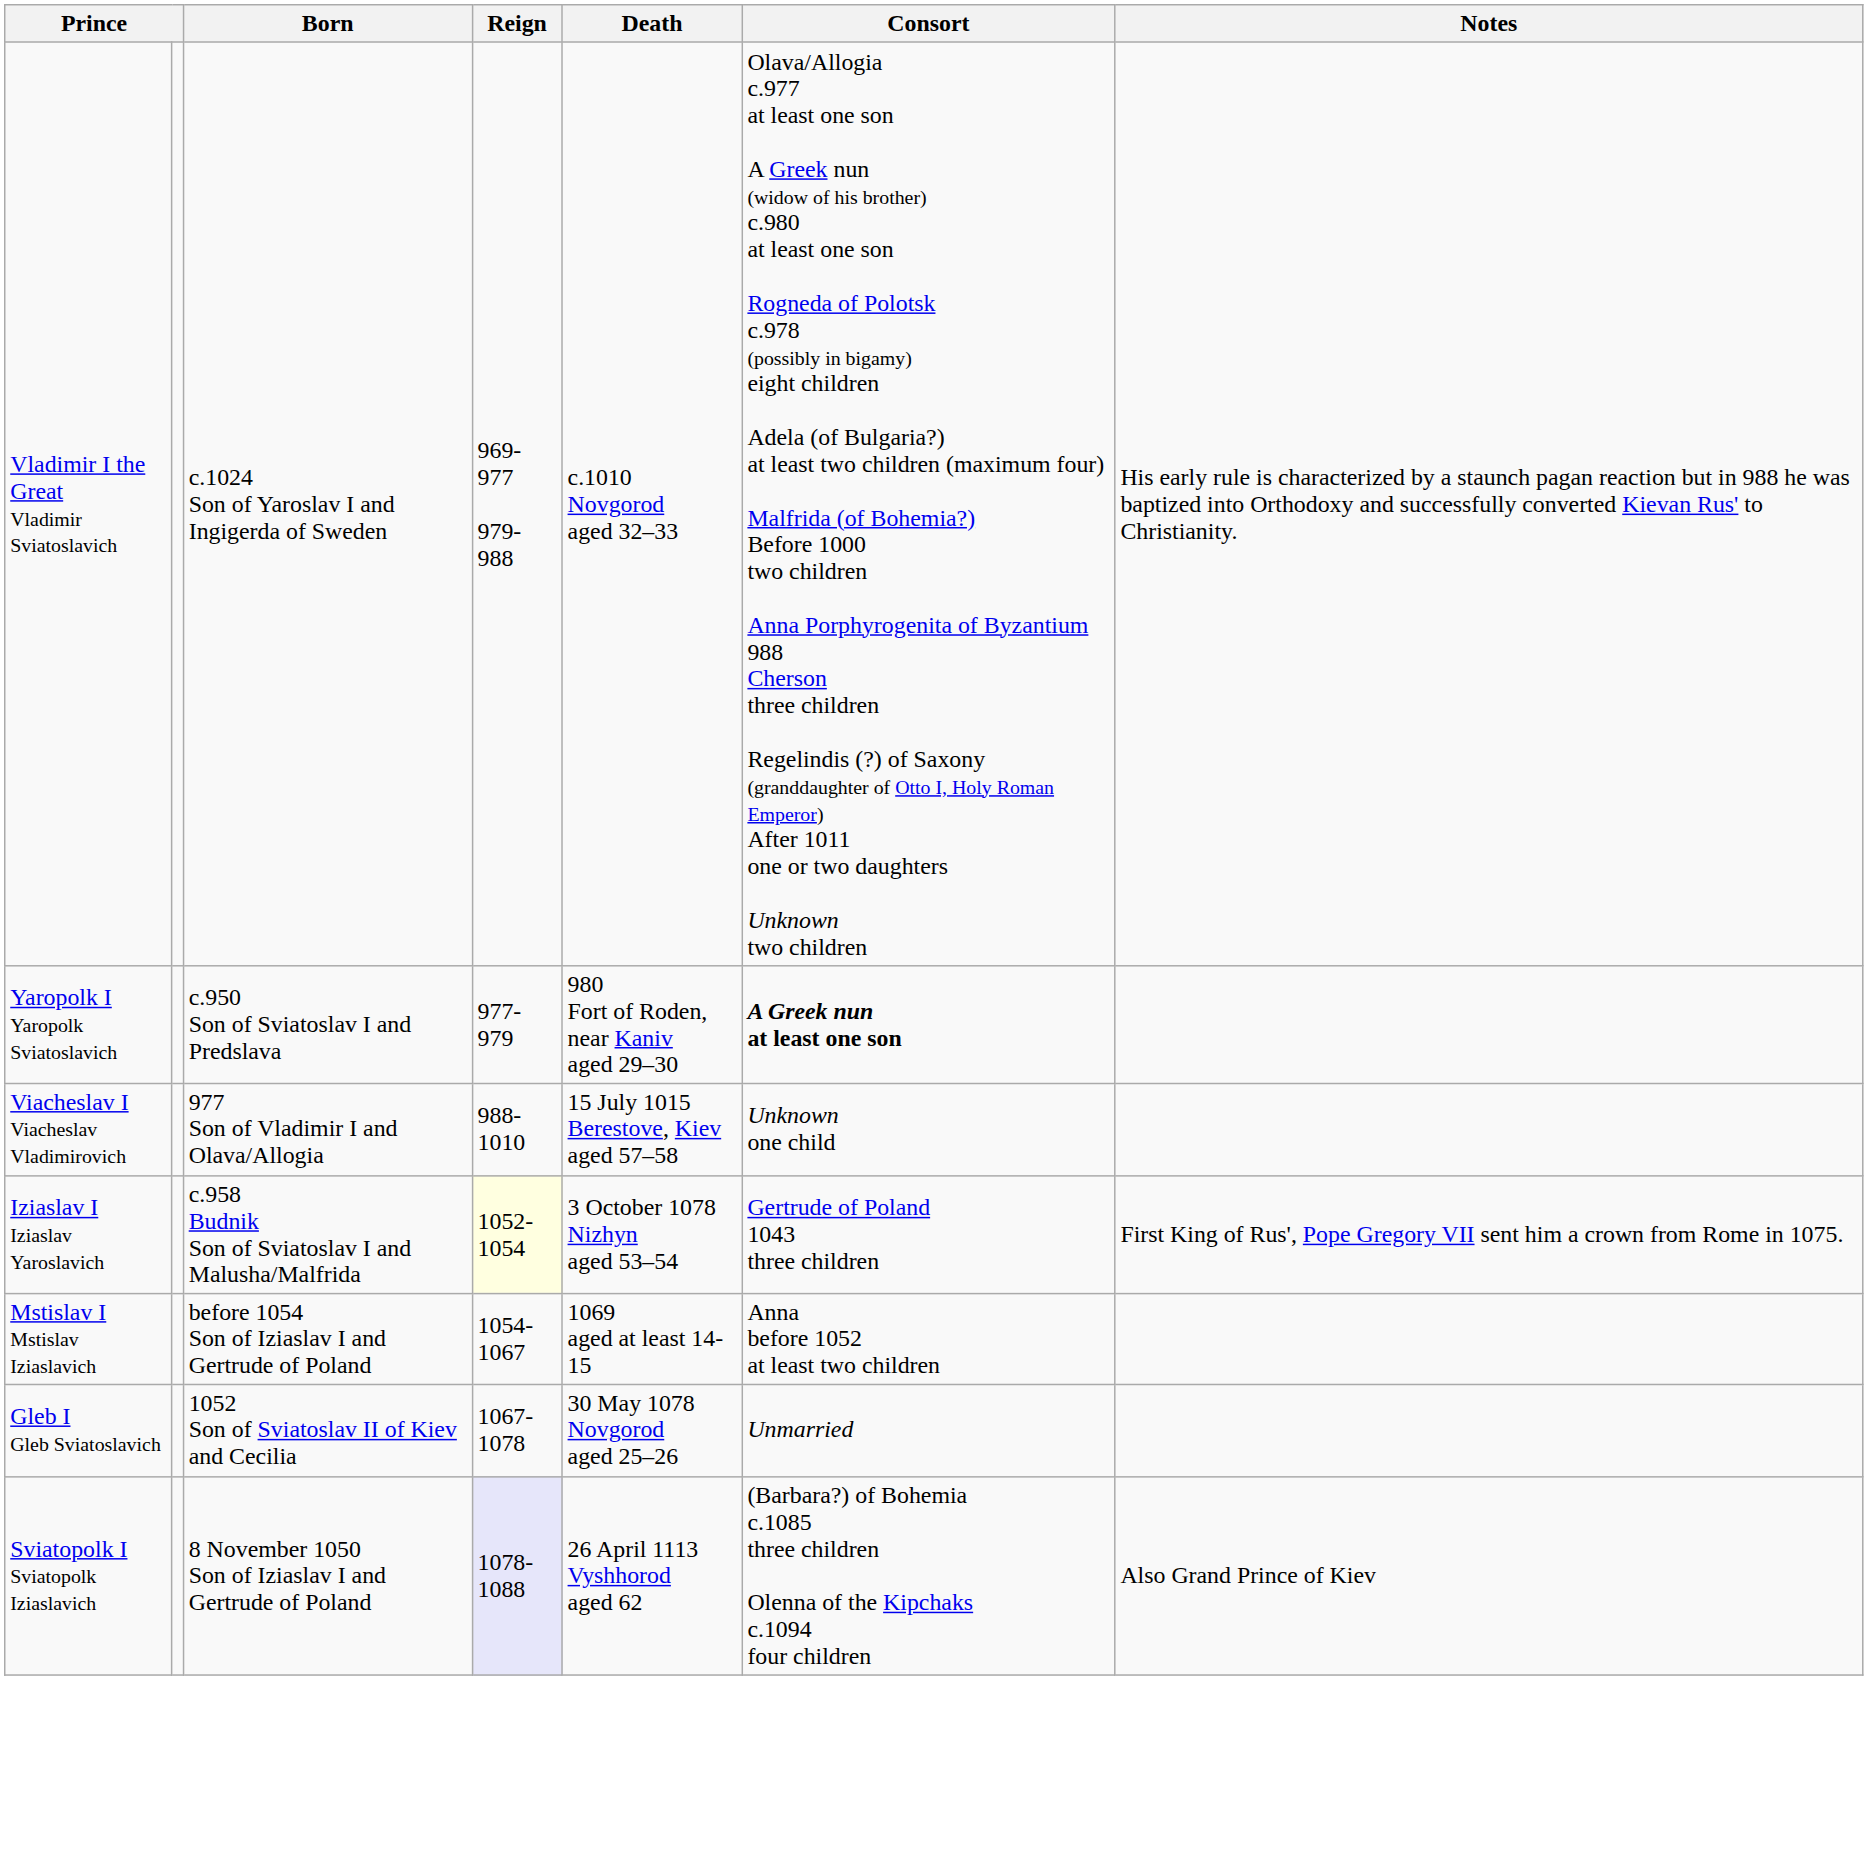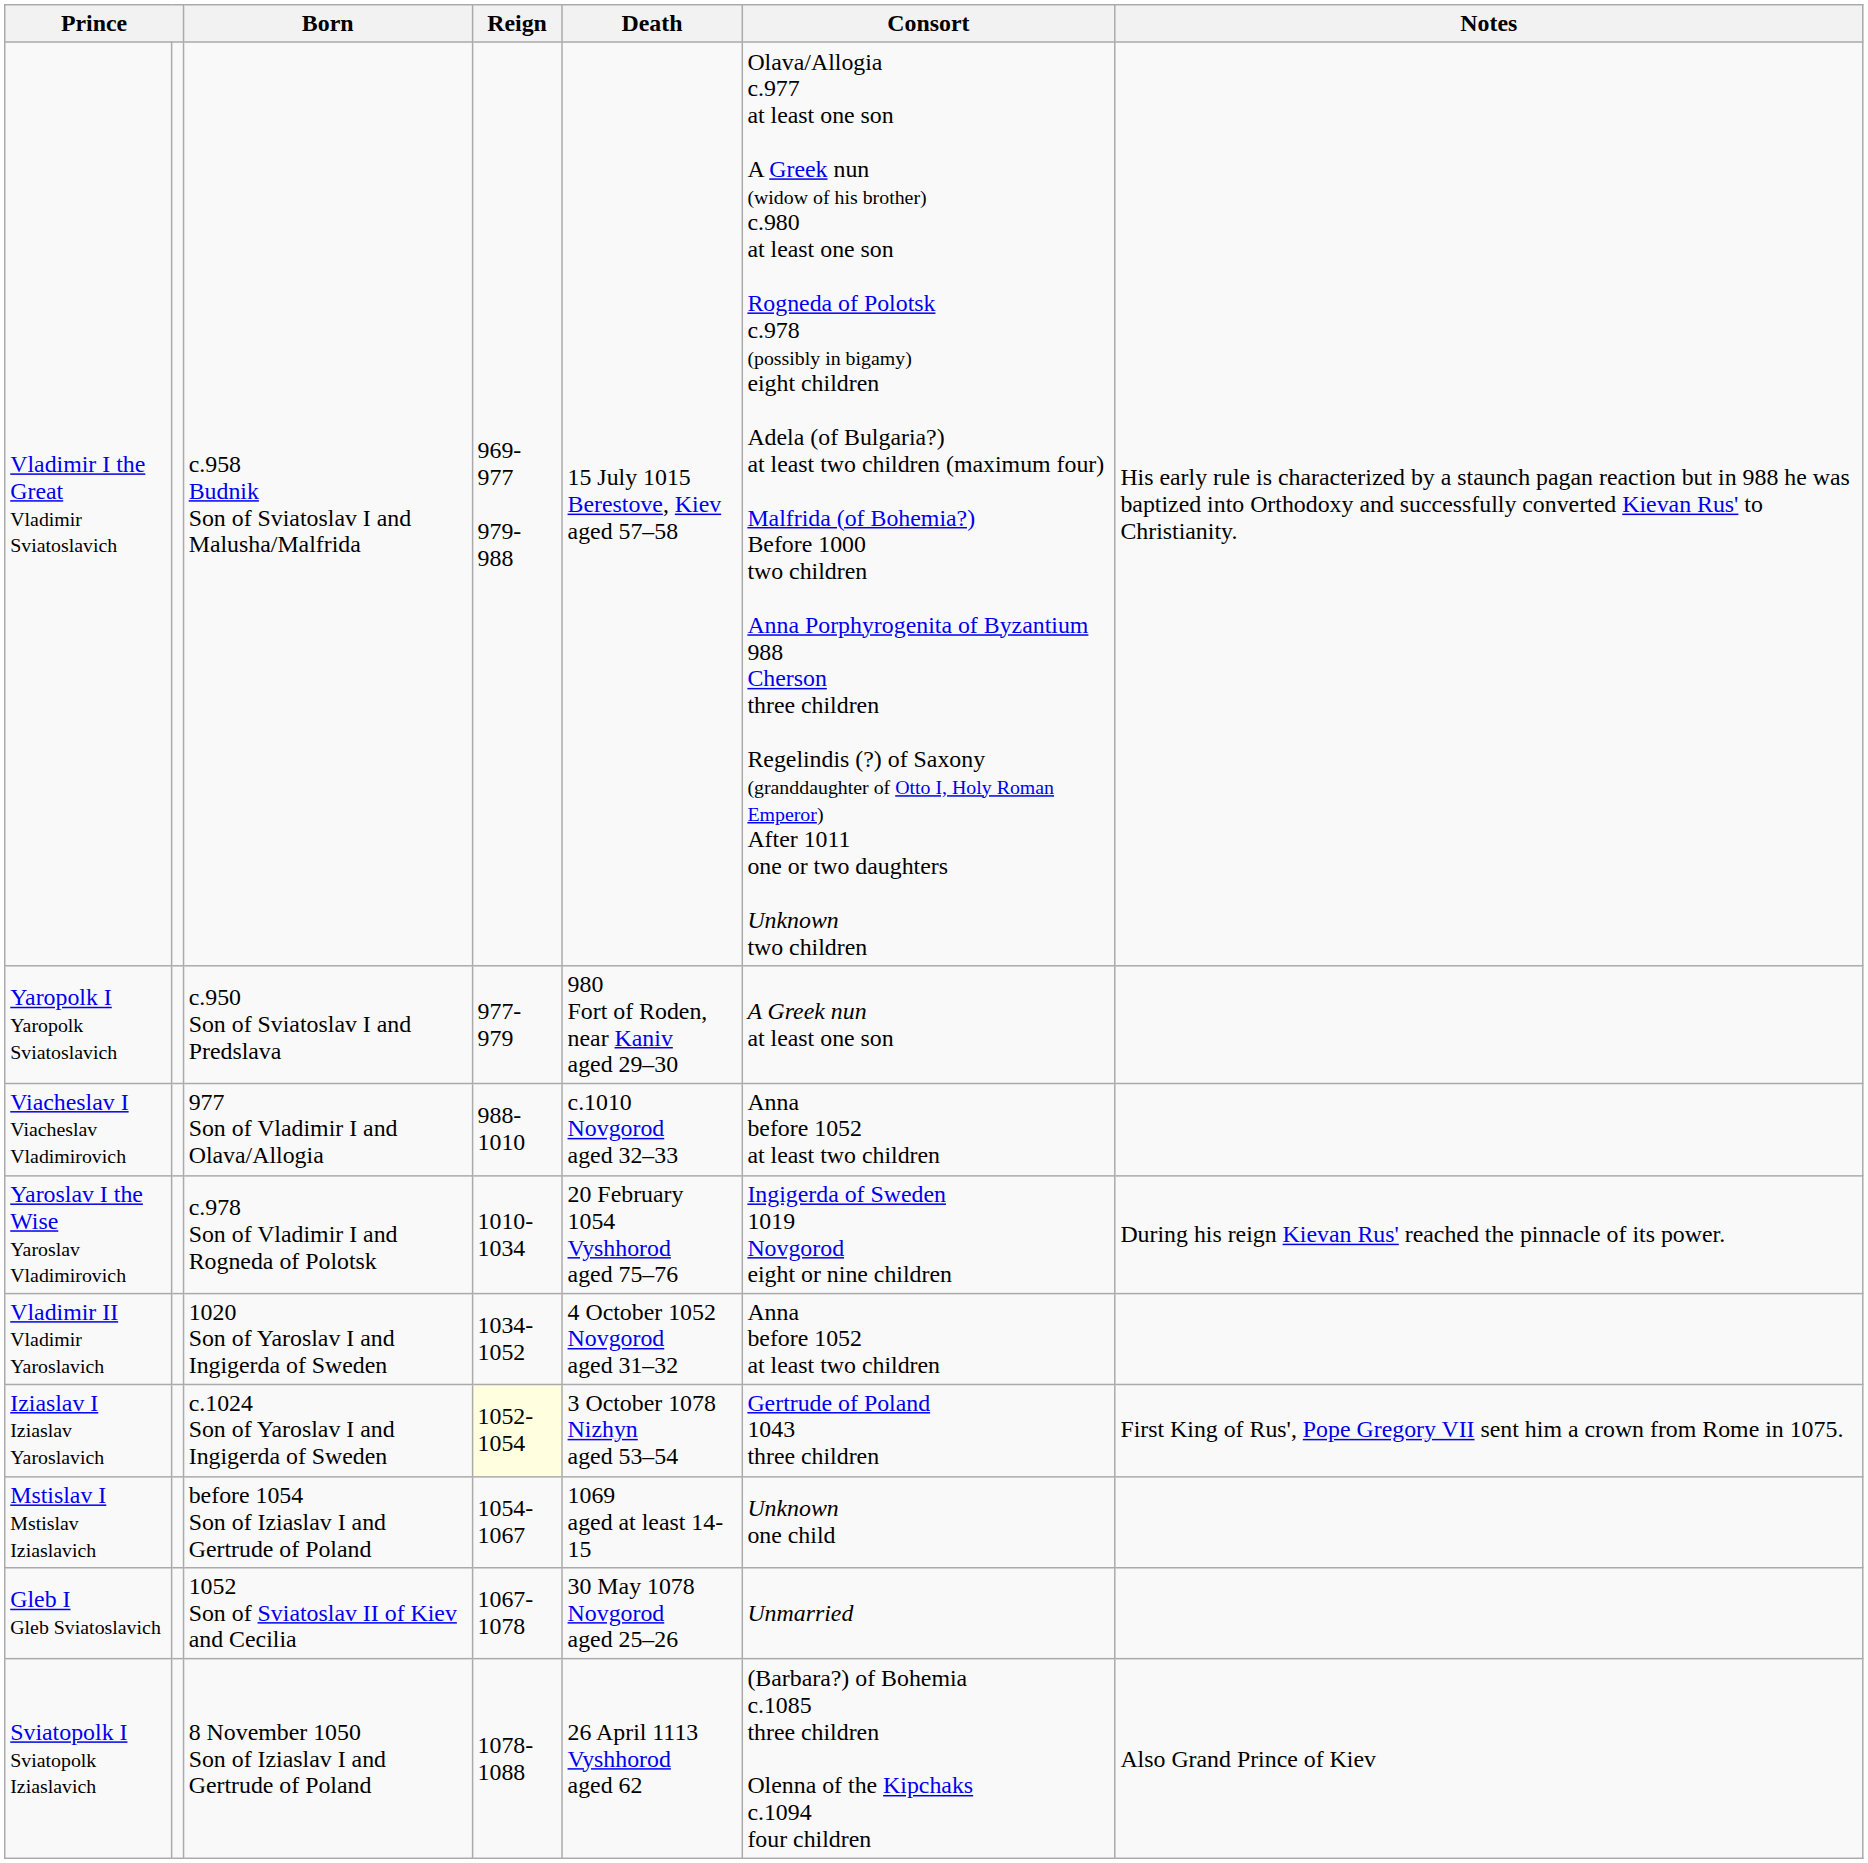(292, 503) c.1024 Son of Yaroslav I and Ingigerda of Sweden -> (300, 503) c.958 Budnik Son of Sviatoslav I and Malusha/Malfrida
(623, 503) c.1010 Novgorod aged 32–33 -> (644, 503) 15 July 1015 Berestove, Kiev aged 57–58
(825, 1024) bold -> (821, 1024) normal
(644, 1129) 15 July 1015 Berestove, Kiev aged 57–58 -> (623, 1129) c.1010 Novgorod aged 32–33
(793, 1129) Unknown one child -> (844, 1129) Anna before 1052 at least two children
+ row: (77, 1234)
+ row: (64, 1338)
(300, 1234) c.958 Budnik Son of Sviatoslav I and Malusha/Malfrida -> (292, 1430) c.1024 Son of Yaroslav I and Ingigerda of Sweden
(844, 1338) Anna before 1052 at least two children -> (793, 1521) Unknown one child
(505, 1575) lavender background -> (505, 1758) no background
